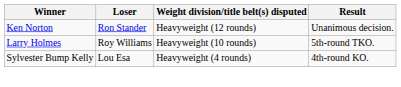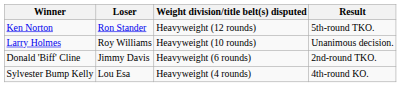(352, 27) Unanimous decision. -> (343, 27) 5th-round TKO.
(343, 43) 5th-round TKO. -> (352, 43) Unanimous decision.
+ row: (43, 58)
